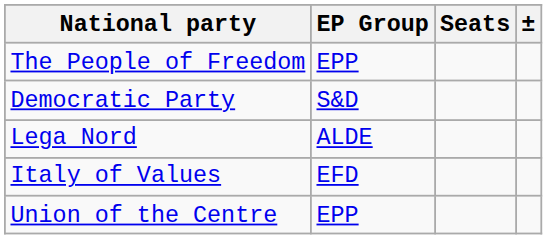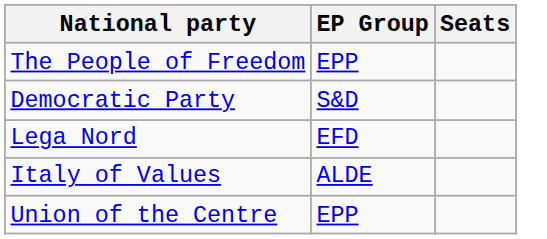- column: (528, 24)
(345, 138) ALDE -> (338, 138) EFD
(338, 177) EFD -> (345, 177) ALDE
